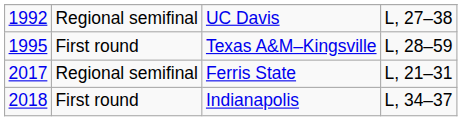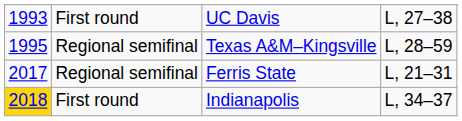(28, 18) 1992 -> (28, 18) 1993
(127, 18) Regional semifinal -> (97, 18) First round
(97, 45) First round -> (127, 45) Regional semifinal
(28, 101) no background -> (28, 101) gold background
